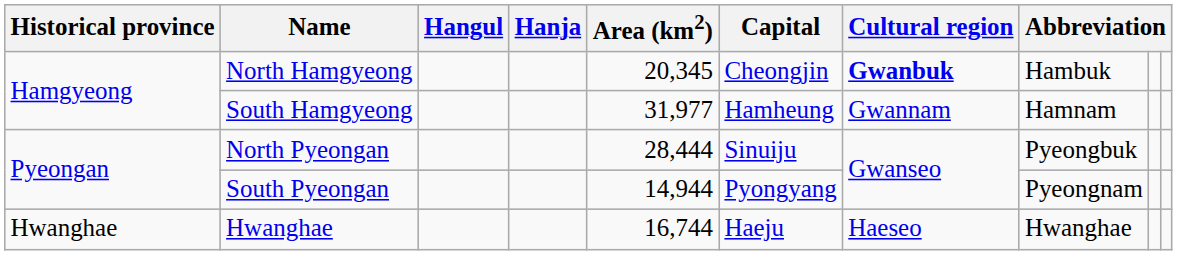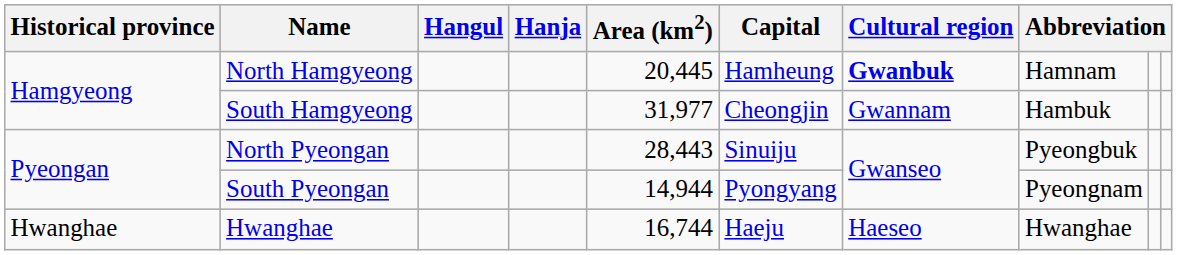(679, 70) 20,345 -> (679, 70) 20,445
(776, 70) Cheongjin -> (779, 70) Hamheung
(1068, 70) Hambuk -> (1071, 70) Hamnam
(779, 110) Hamheung -> (776, 110) Cheongjin
(1071, 110) Hamnam -> (1068, 110) Hambuk
(679, 149) 28,444 -> (679, 149) 28,443
